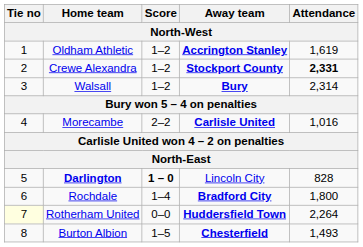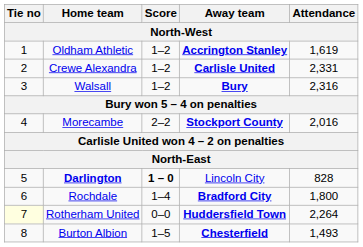(235, 68) Stockport County -> (235, 68) Carlisle United
(324, 68) bold -> (324, 68) normal
(324, 86) 2,314 -> (324, 86) 2,316
(235, 123) Carlisle United -> (235, 123) Stockport County
(324, 123) 1,016 -> (324, 123) 2,016
